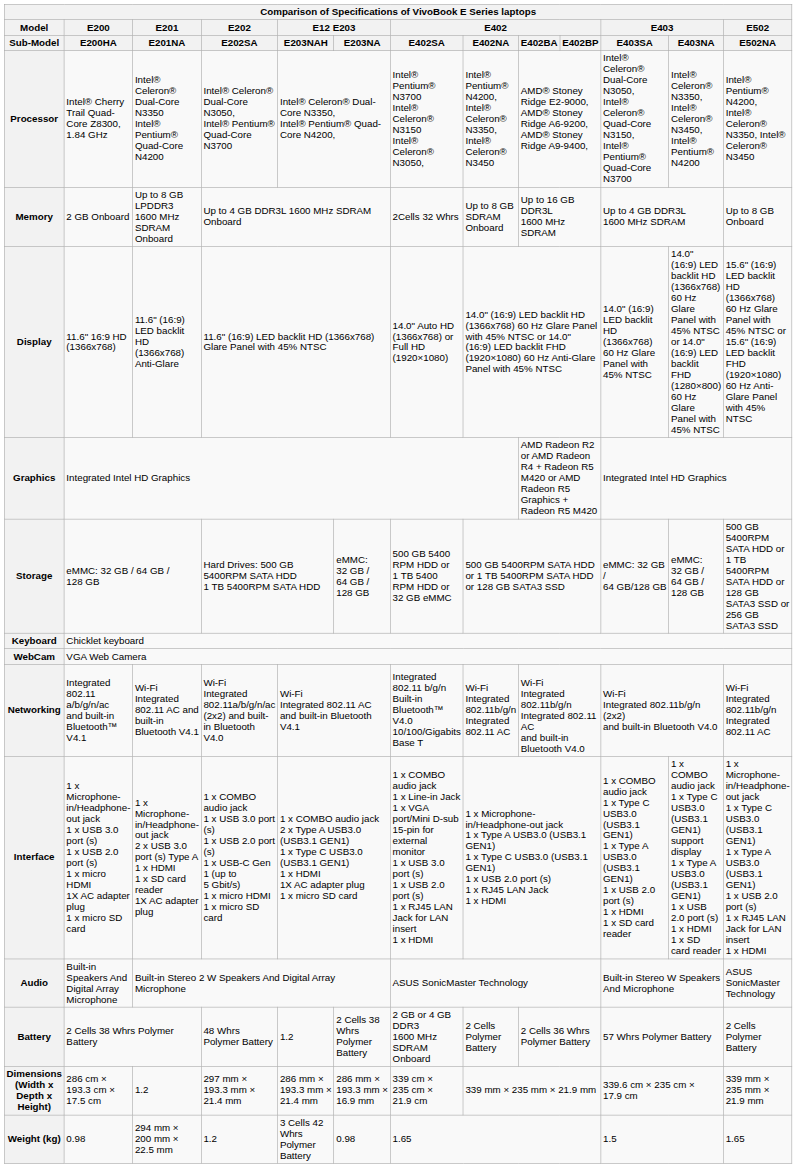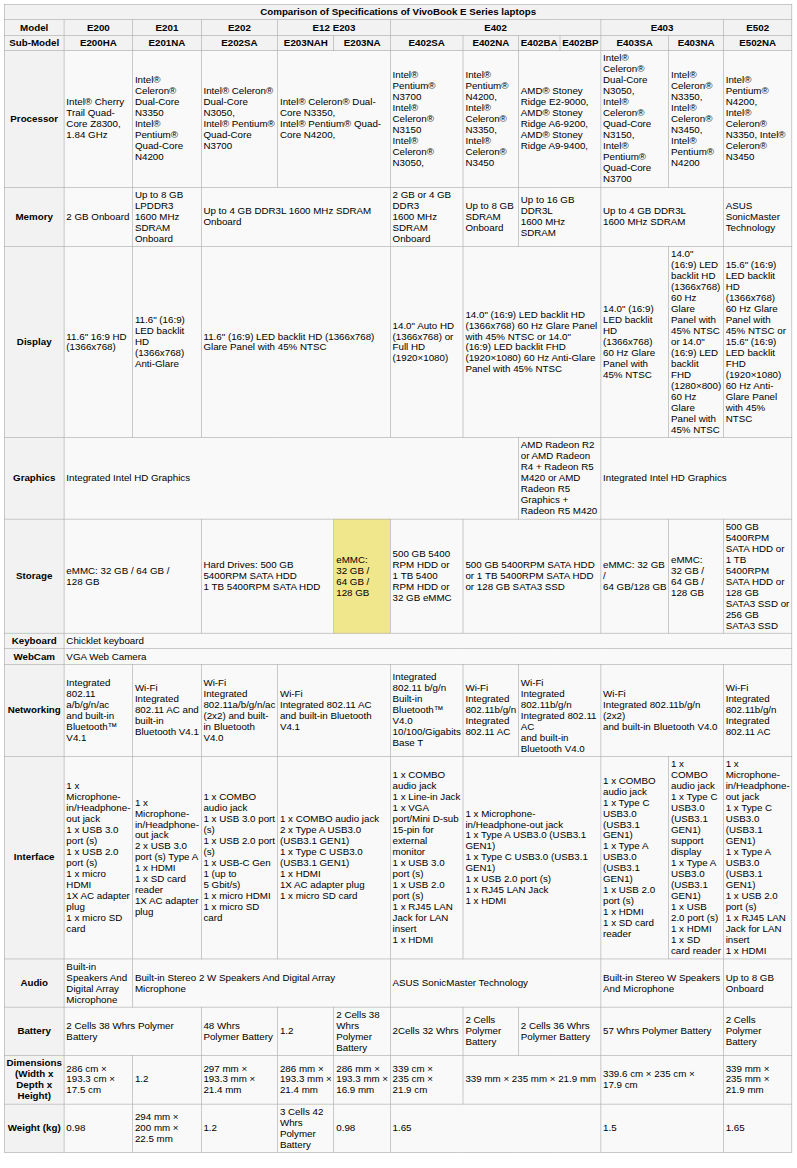(426, 216) 2Cells 32 Whrs -> (422, 216) 2 GB or 4 GB DDR3 1600 MHz SDRAM Onboard
(750, 216) Up to 8 GB Onboard -> (753, 216) ASUS SonicMaster Technology
(353, 576) no background -> (353, 576) khaki background
(753, 983) ASUS SonicMaster Technology -> (750, 983) Up to 8 GB Onboard
(422, 1036) 2 GB or 4 GB DDR3 1600 MHz SDRAM Onboard -> (426, 1031) 2Cells 32 Whrs
